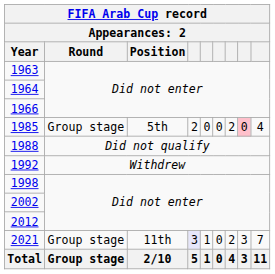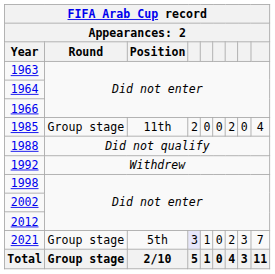(158, 127) 5th -> (158, 127) 11th
(244, 127) pink background -> (244, 127) no background
(158, 240) 11th -> (158, 240) 5th
